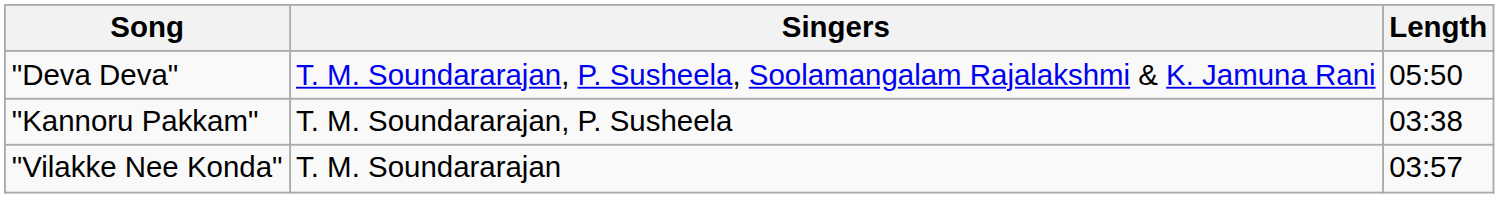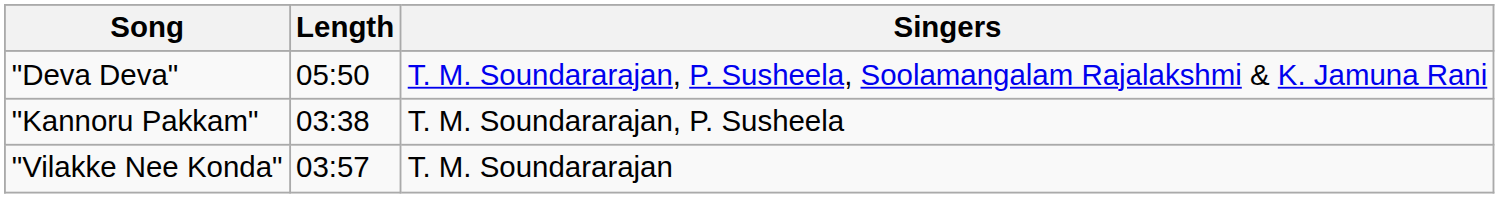columns swapped: (836, 27) <-> (1438, 27)
